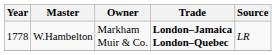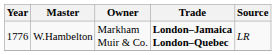(18, 36) 1778 -> (18, 36) 1776
